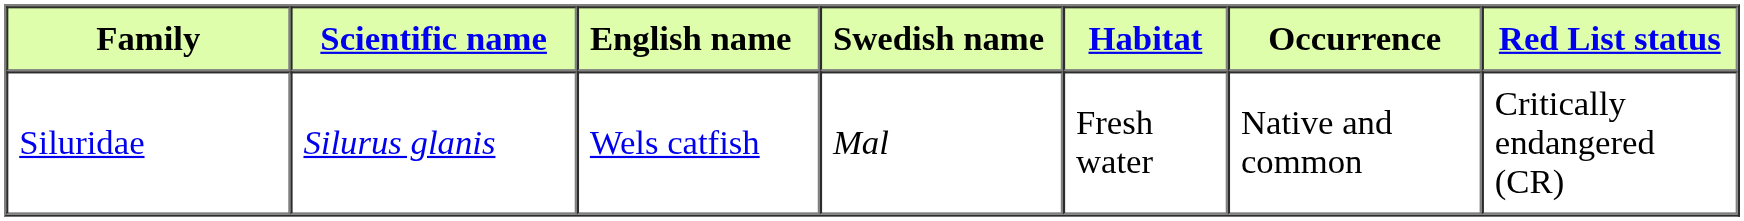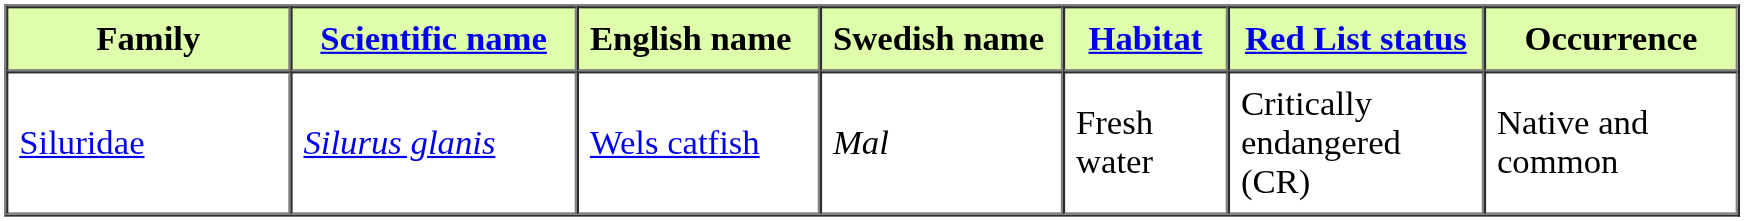columns swapped: (1355, 38) <-> (1610, 38)
